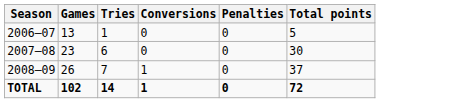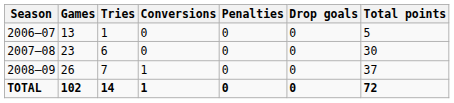+ column: (324, 14)
